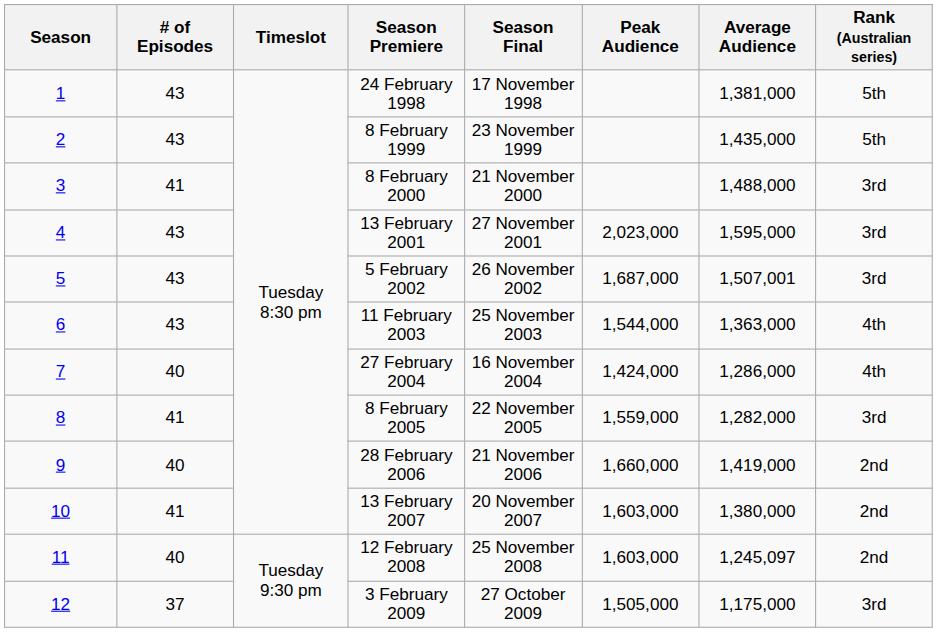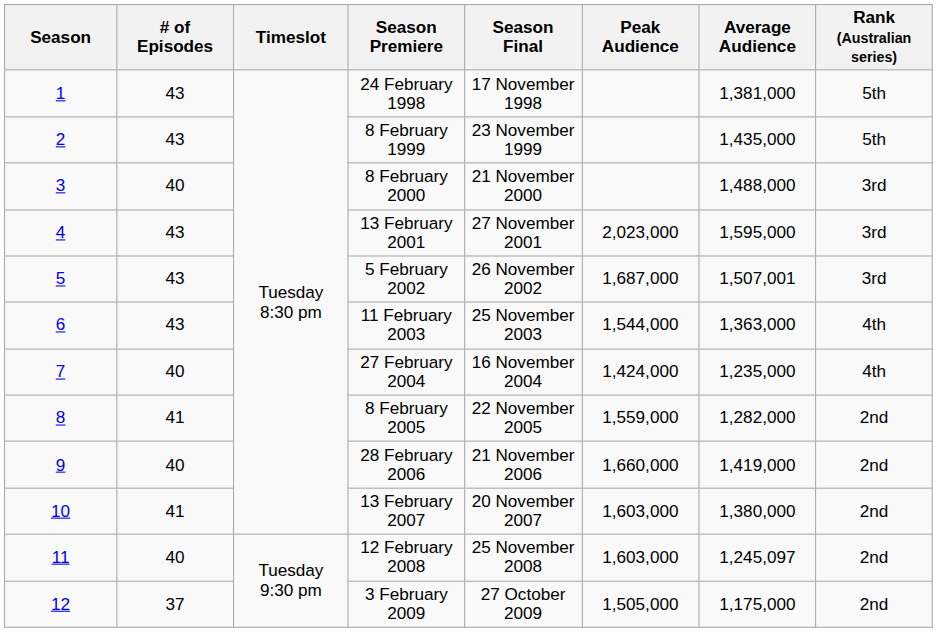(175, 186) 41 -> (175, 186) 40
(757, 371) 1,286,000 -> (757, 371) 1,235,000
(874, 418) 3rd -> (874, 418) 2nd
(874, 603) 3rd -> (874, 603) 2nd
